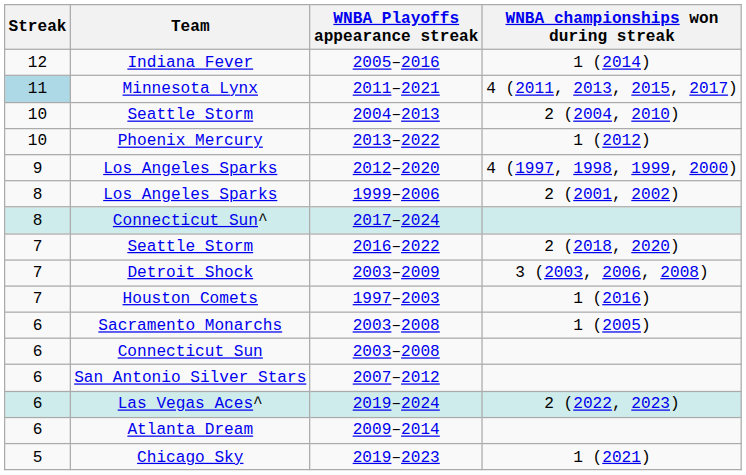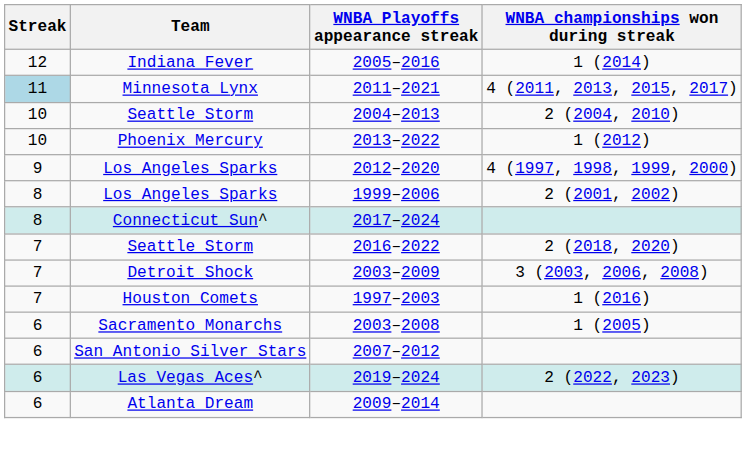- row: (190, 352)
- row: (190, 457)
